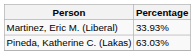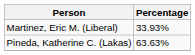(152, 43) 63.03% -> (152, 43) 63.63%
